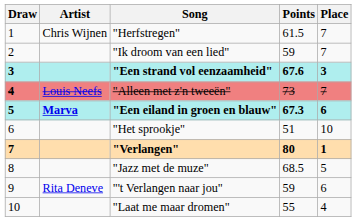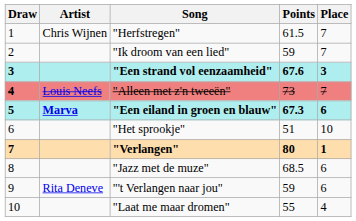(324, 168) 5 -> (324, 168) 6
